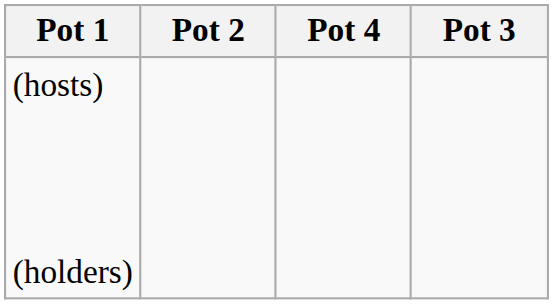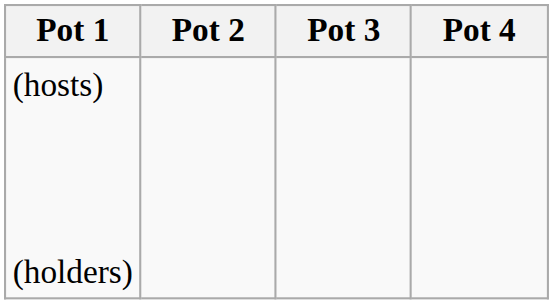columns swapped: (479, 30) <-> (344, 30)
